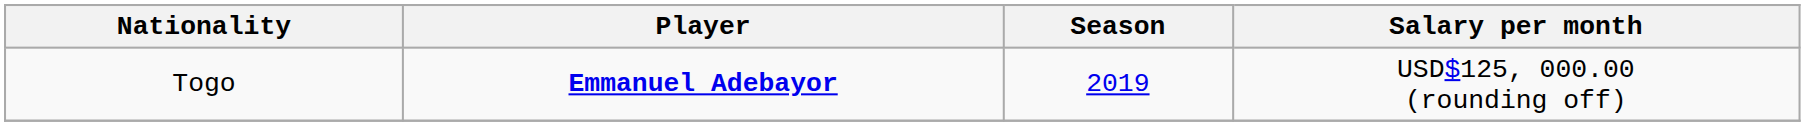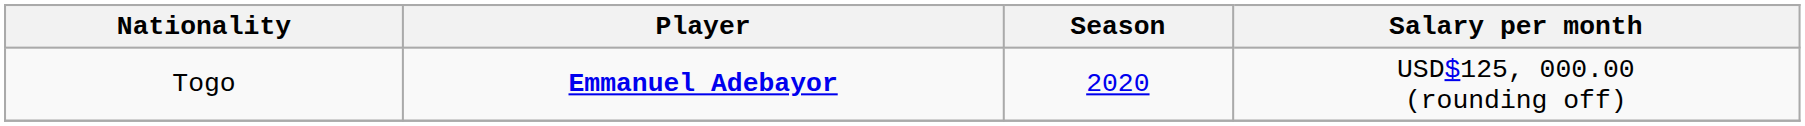(1118, 85) 2019 -> (1118, 85) 2020
